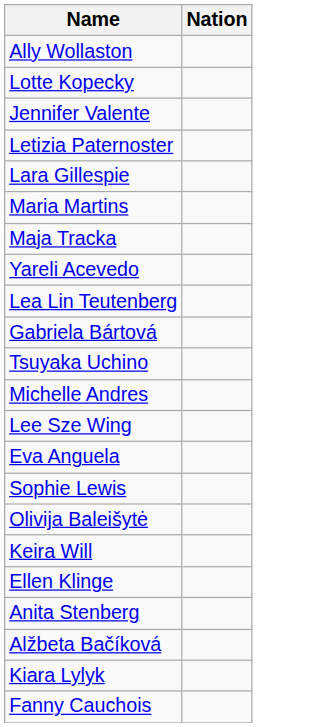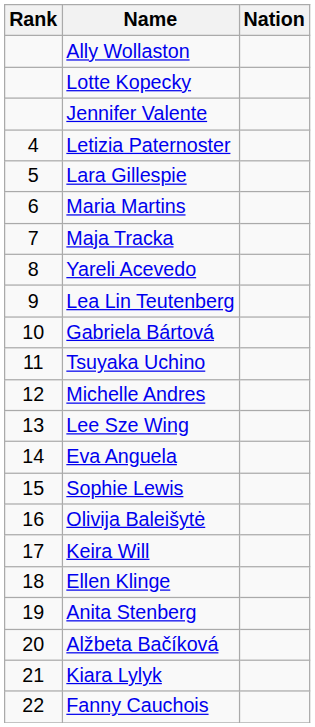+ column: (33, 20)
